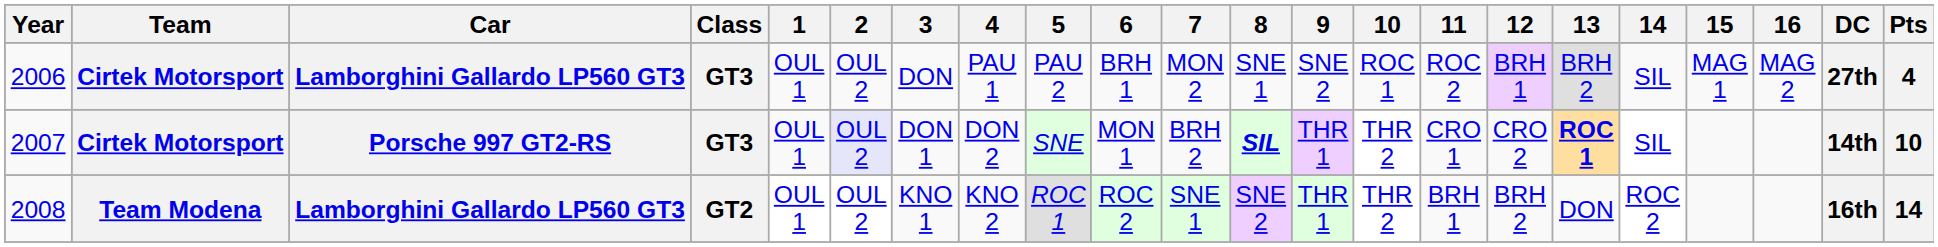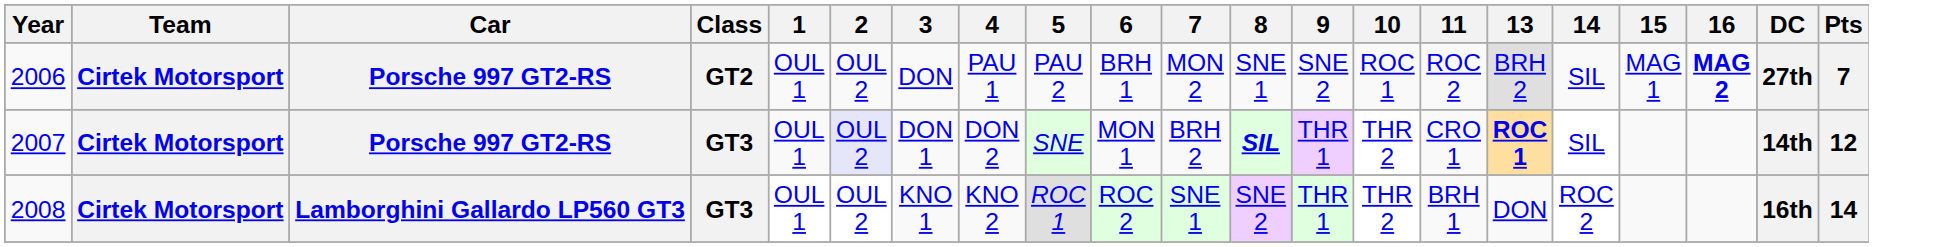- column: (1520, 24)
(490, 76) Lamborghini Gallardo LP560 GT3 -> (490, 76) Porsche 997 GT2-RS
(729, 76) GT3 -> (729, 76) GT2
(1787, 76) normal -> (1722, 76) bold
(1909, 76) 4 -> (1844, 76) 7
(1909, 142) 10 -> (1844, 142) 12
(180, 208) Team Modena -> (180, 208) Cirtek Motorsport
(729, 208) GT2 -> (729, 208) GT3
